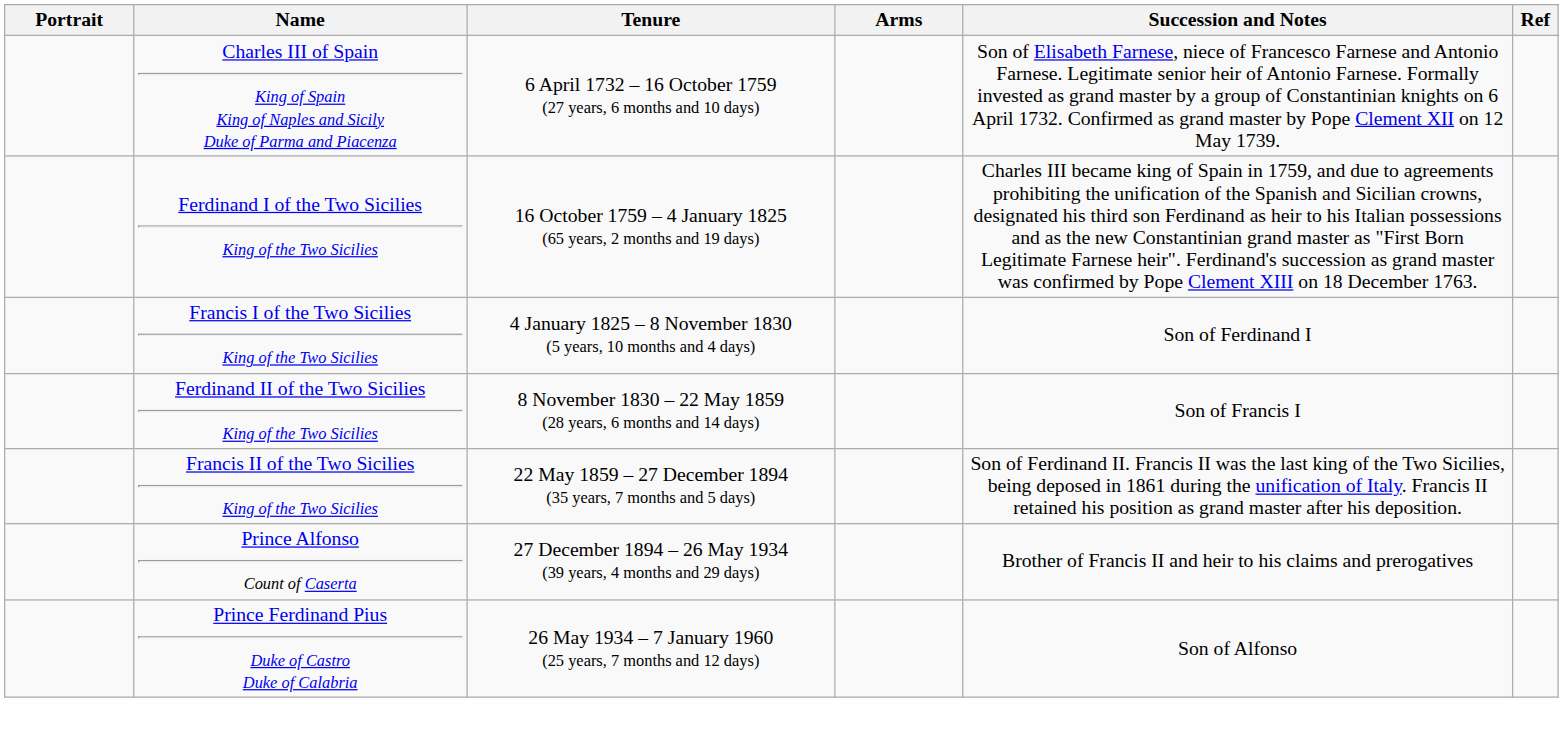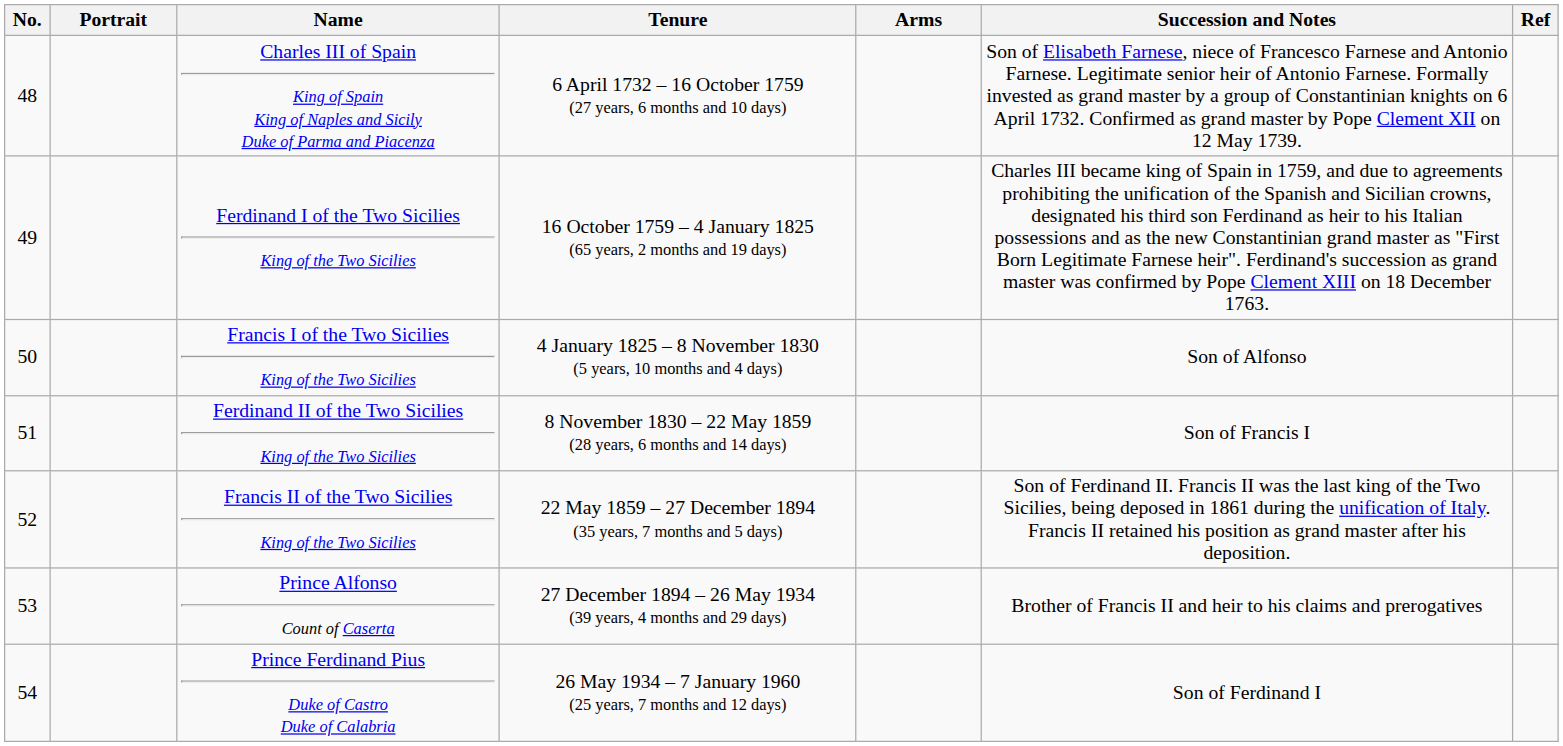+ column: (27, 20)
(1238, 335) Son of Ferdinand I -> (1247, 357) Son of Alfonso
(1238, 648) Son of Alfonso -> (1247, 692) Son of Ferdinand I
